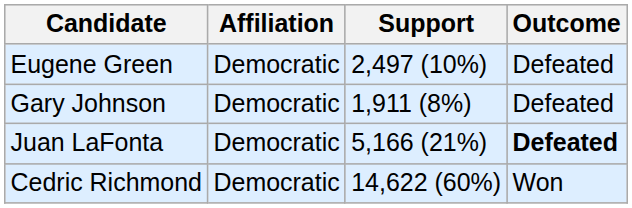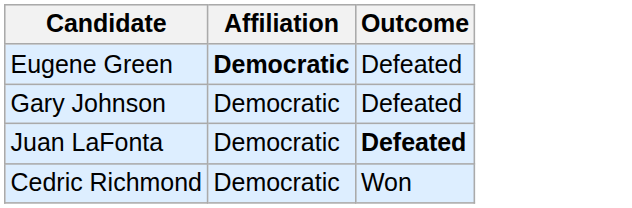- column: (426, 24)
(277, 63) normal -> (281, 63) bold
